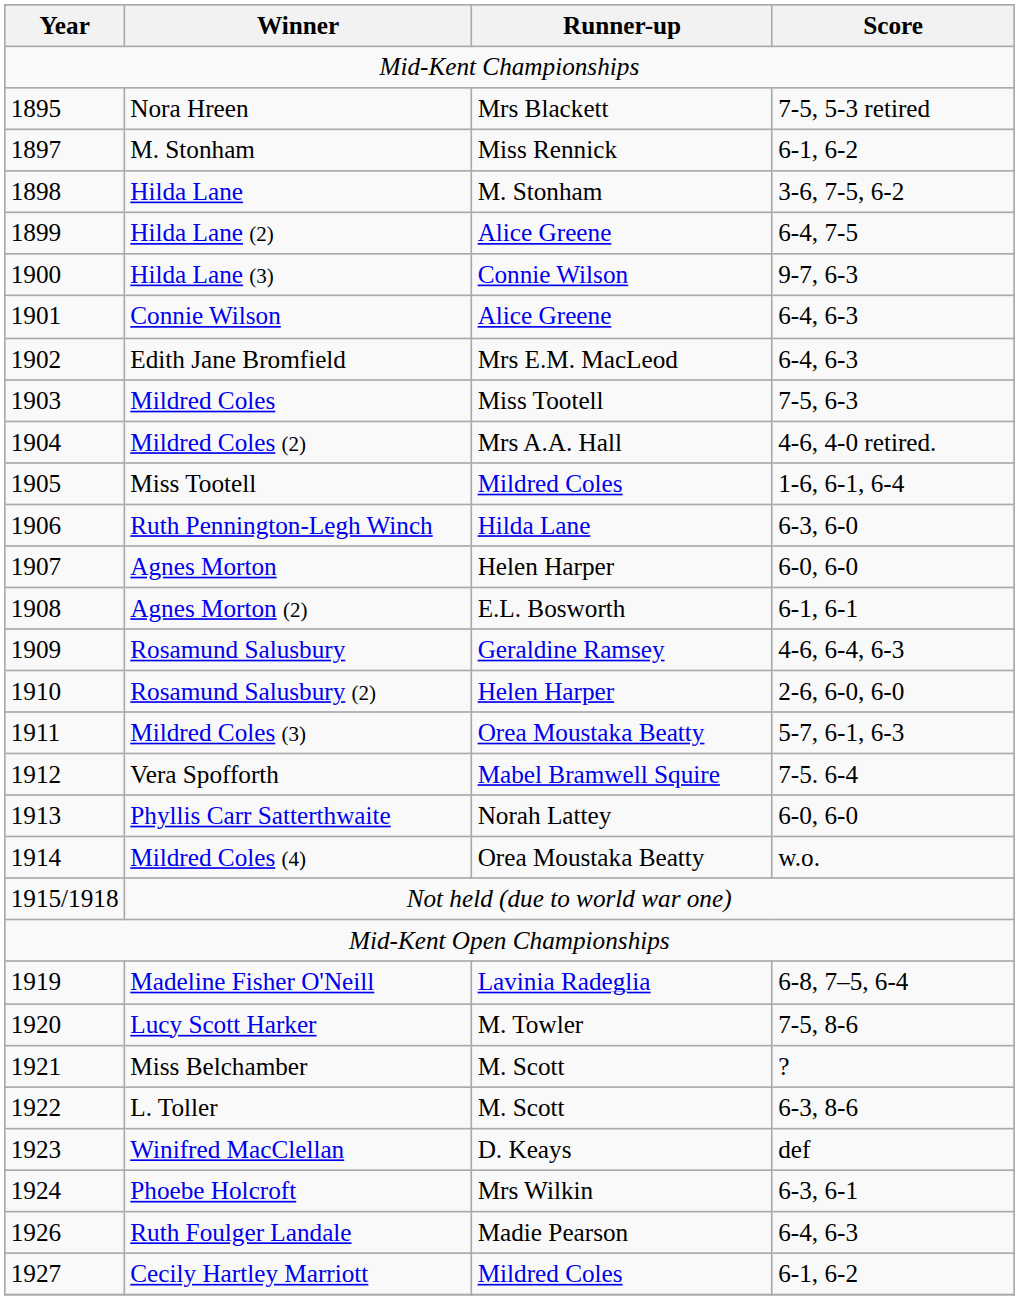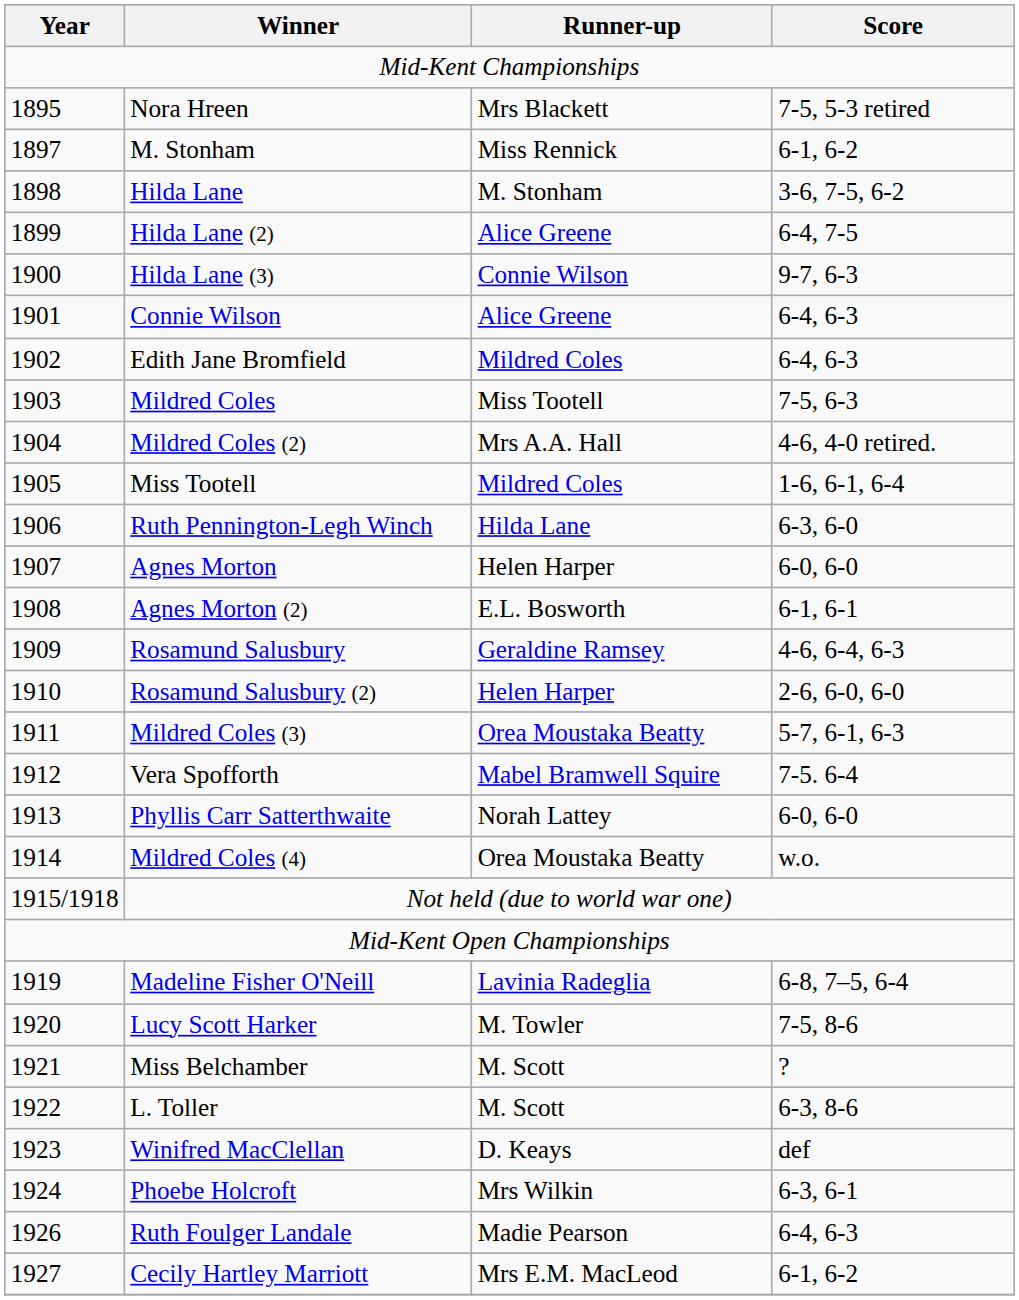(578, 358) Mrs E.M. MacLeod -> (550, 358) Mildred Coles
(550, 1273) Mildred Coles -> (578, 1273) Mrs E.M. MacLeod
